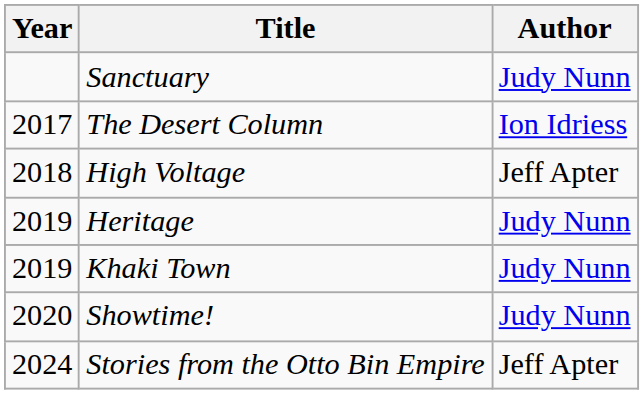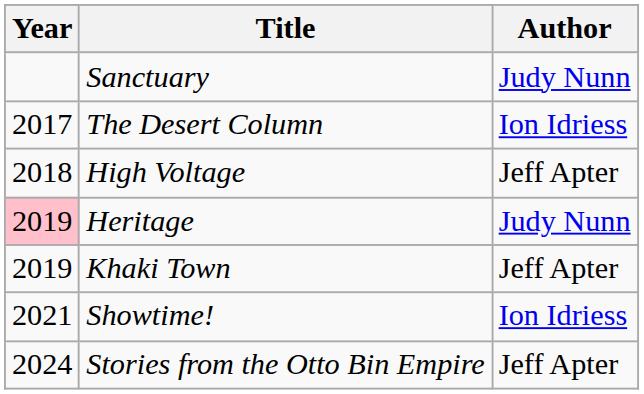(42, 220) no background -> (42, 220) pink background
(565, 268) Judy Nunn -> (558, 268) Jeff Apter
(42, 316) 2020 -> (42, 316) 2021
(565, 316) Judy Nunn -> (563, 316) Ion Idriess
